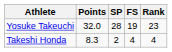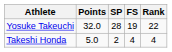(153, 26) 23 -> (153, 26) 22
(92, 41) 8.3 -> (92, 41) 5.0
